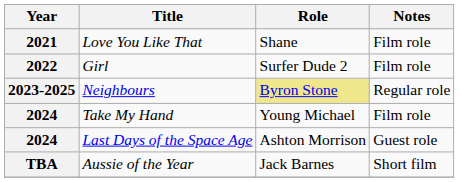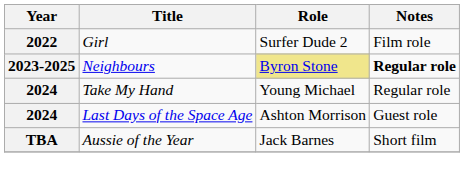- row: (142, 41)
(412, 90) normal -> (415, 66) bold
(402, 115) Film role -> (412, 90) Regular role
